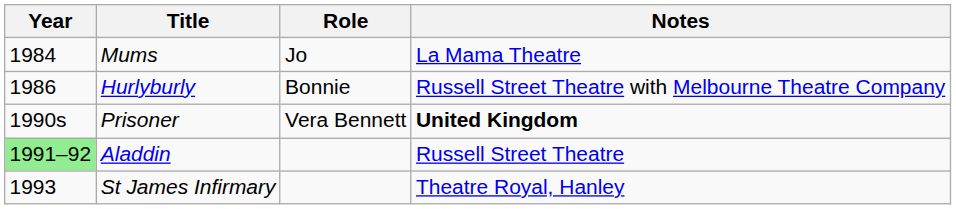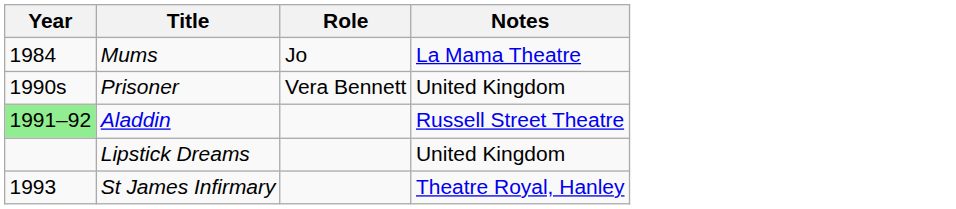- row: (148, 87)
(497, 120) bold -> (491, 87) normal
+ row: (175, 154)
